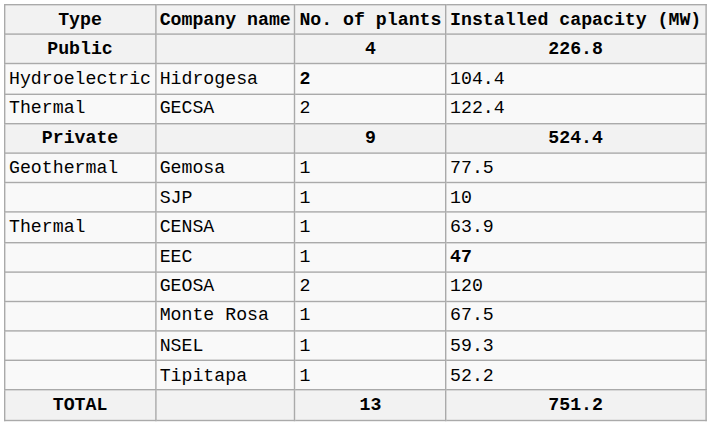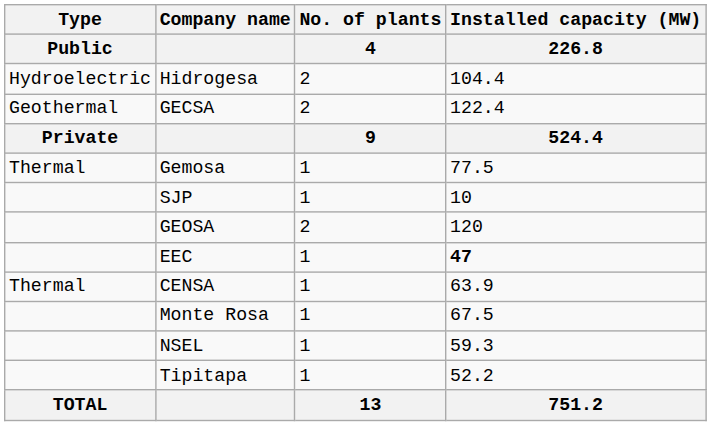(305, 79) bold -> (305, 79) normal
(47, 109) Thermal -> (64, 109) Geothermal
(64, 168) Geothermal -> (47, 168) Thermal
rows swapped: (187, 227) <-> (187, 286)
